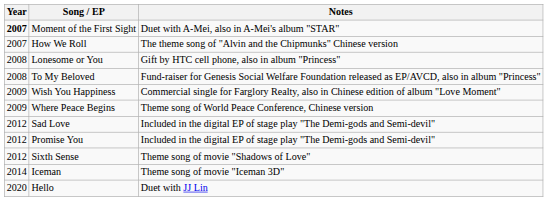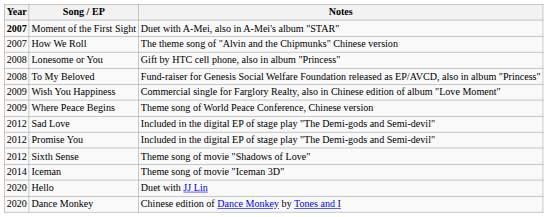+ row: (62, 204)
